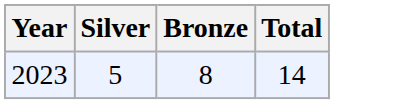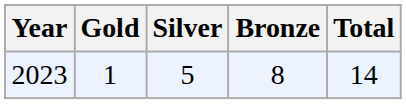+ column: (110, 27)
